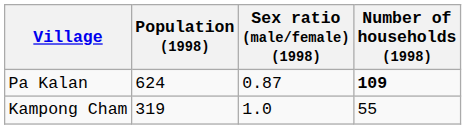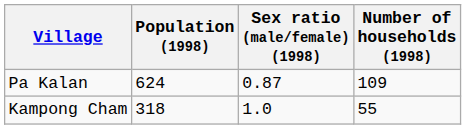(372, 83) bold -> (372, 83) normal
(150, 110) 319 -> (150, 110) 318
